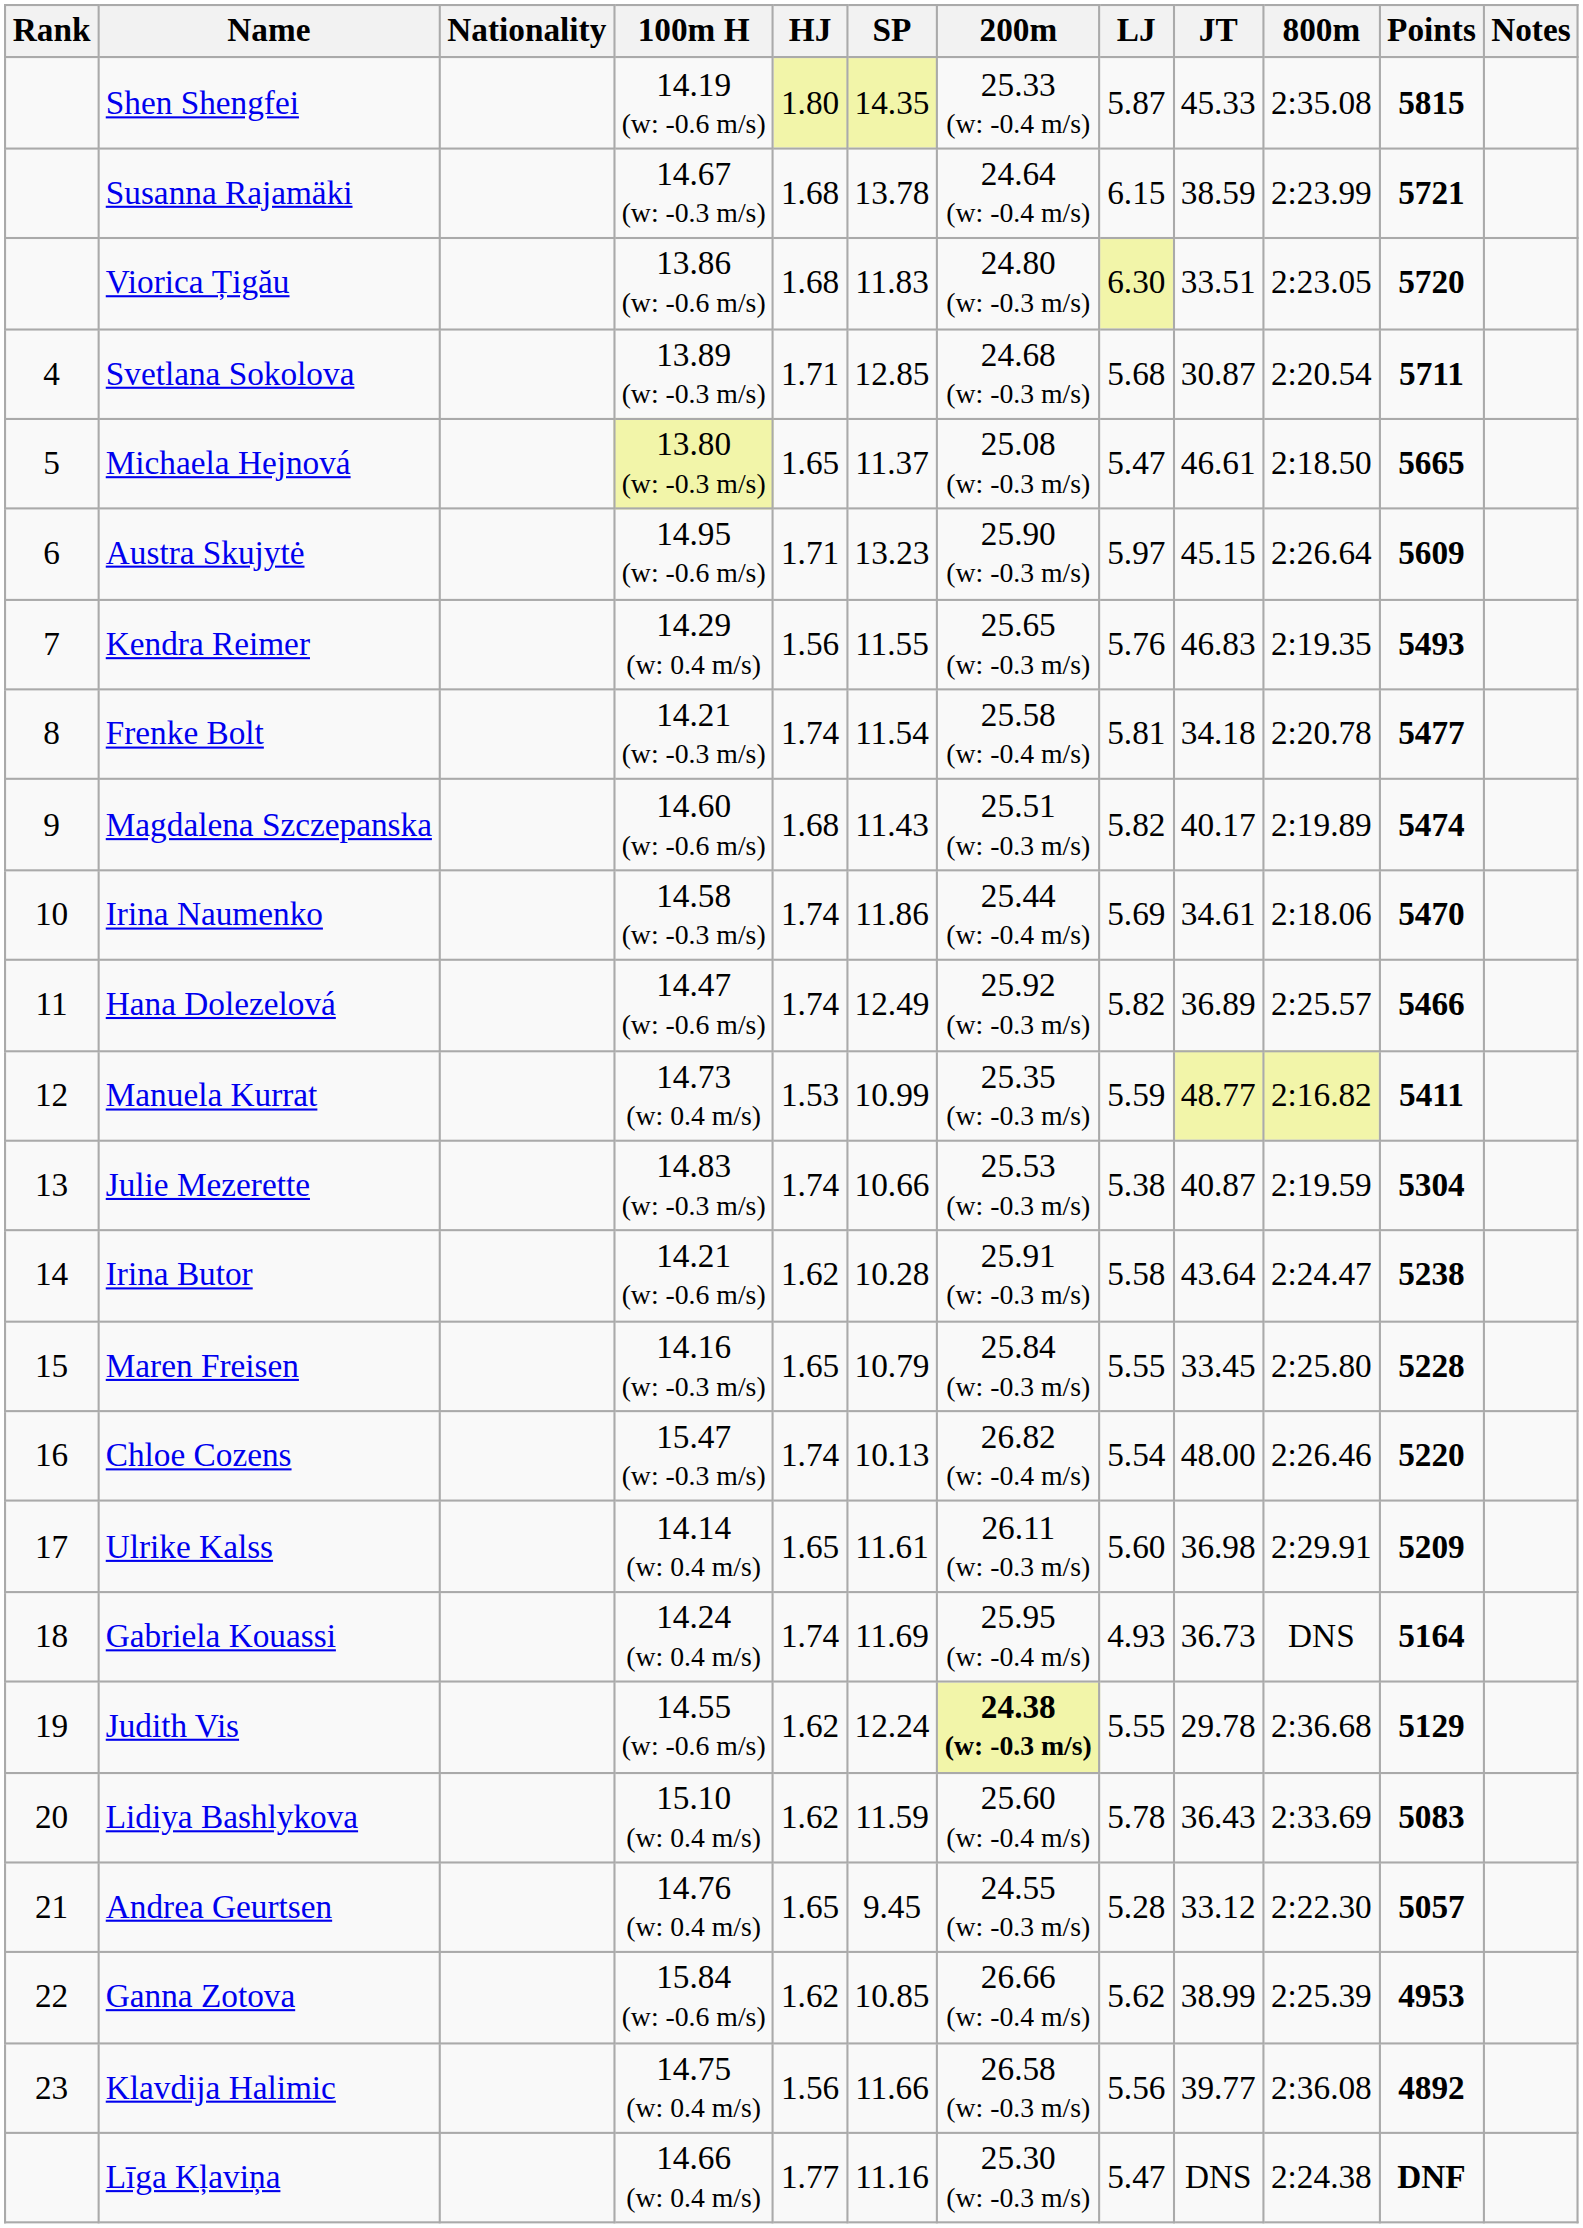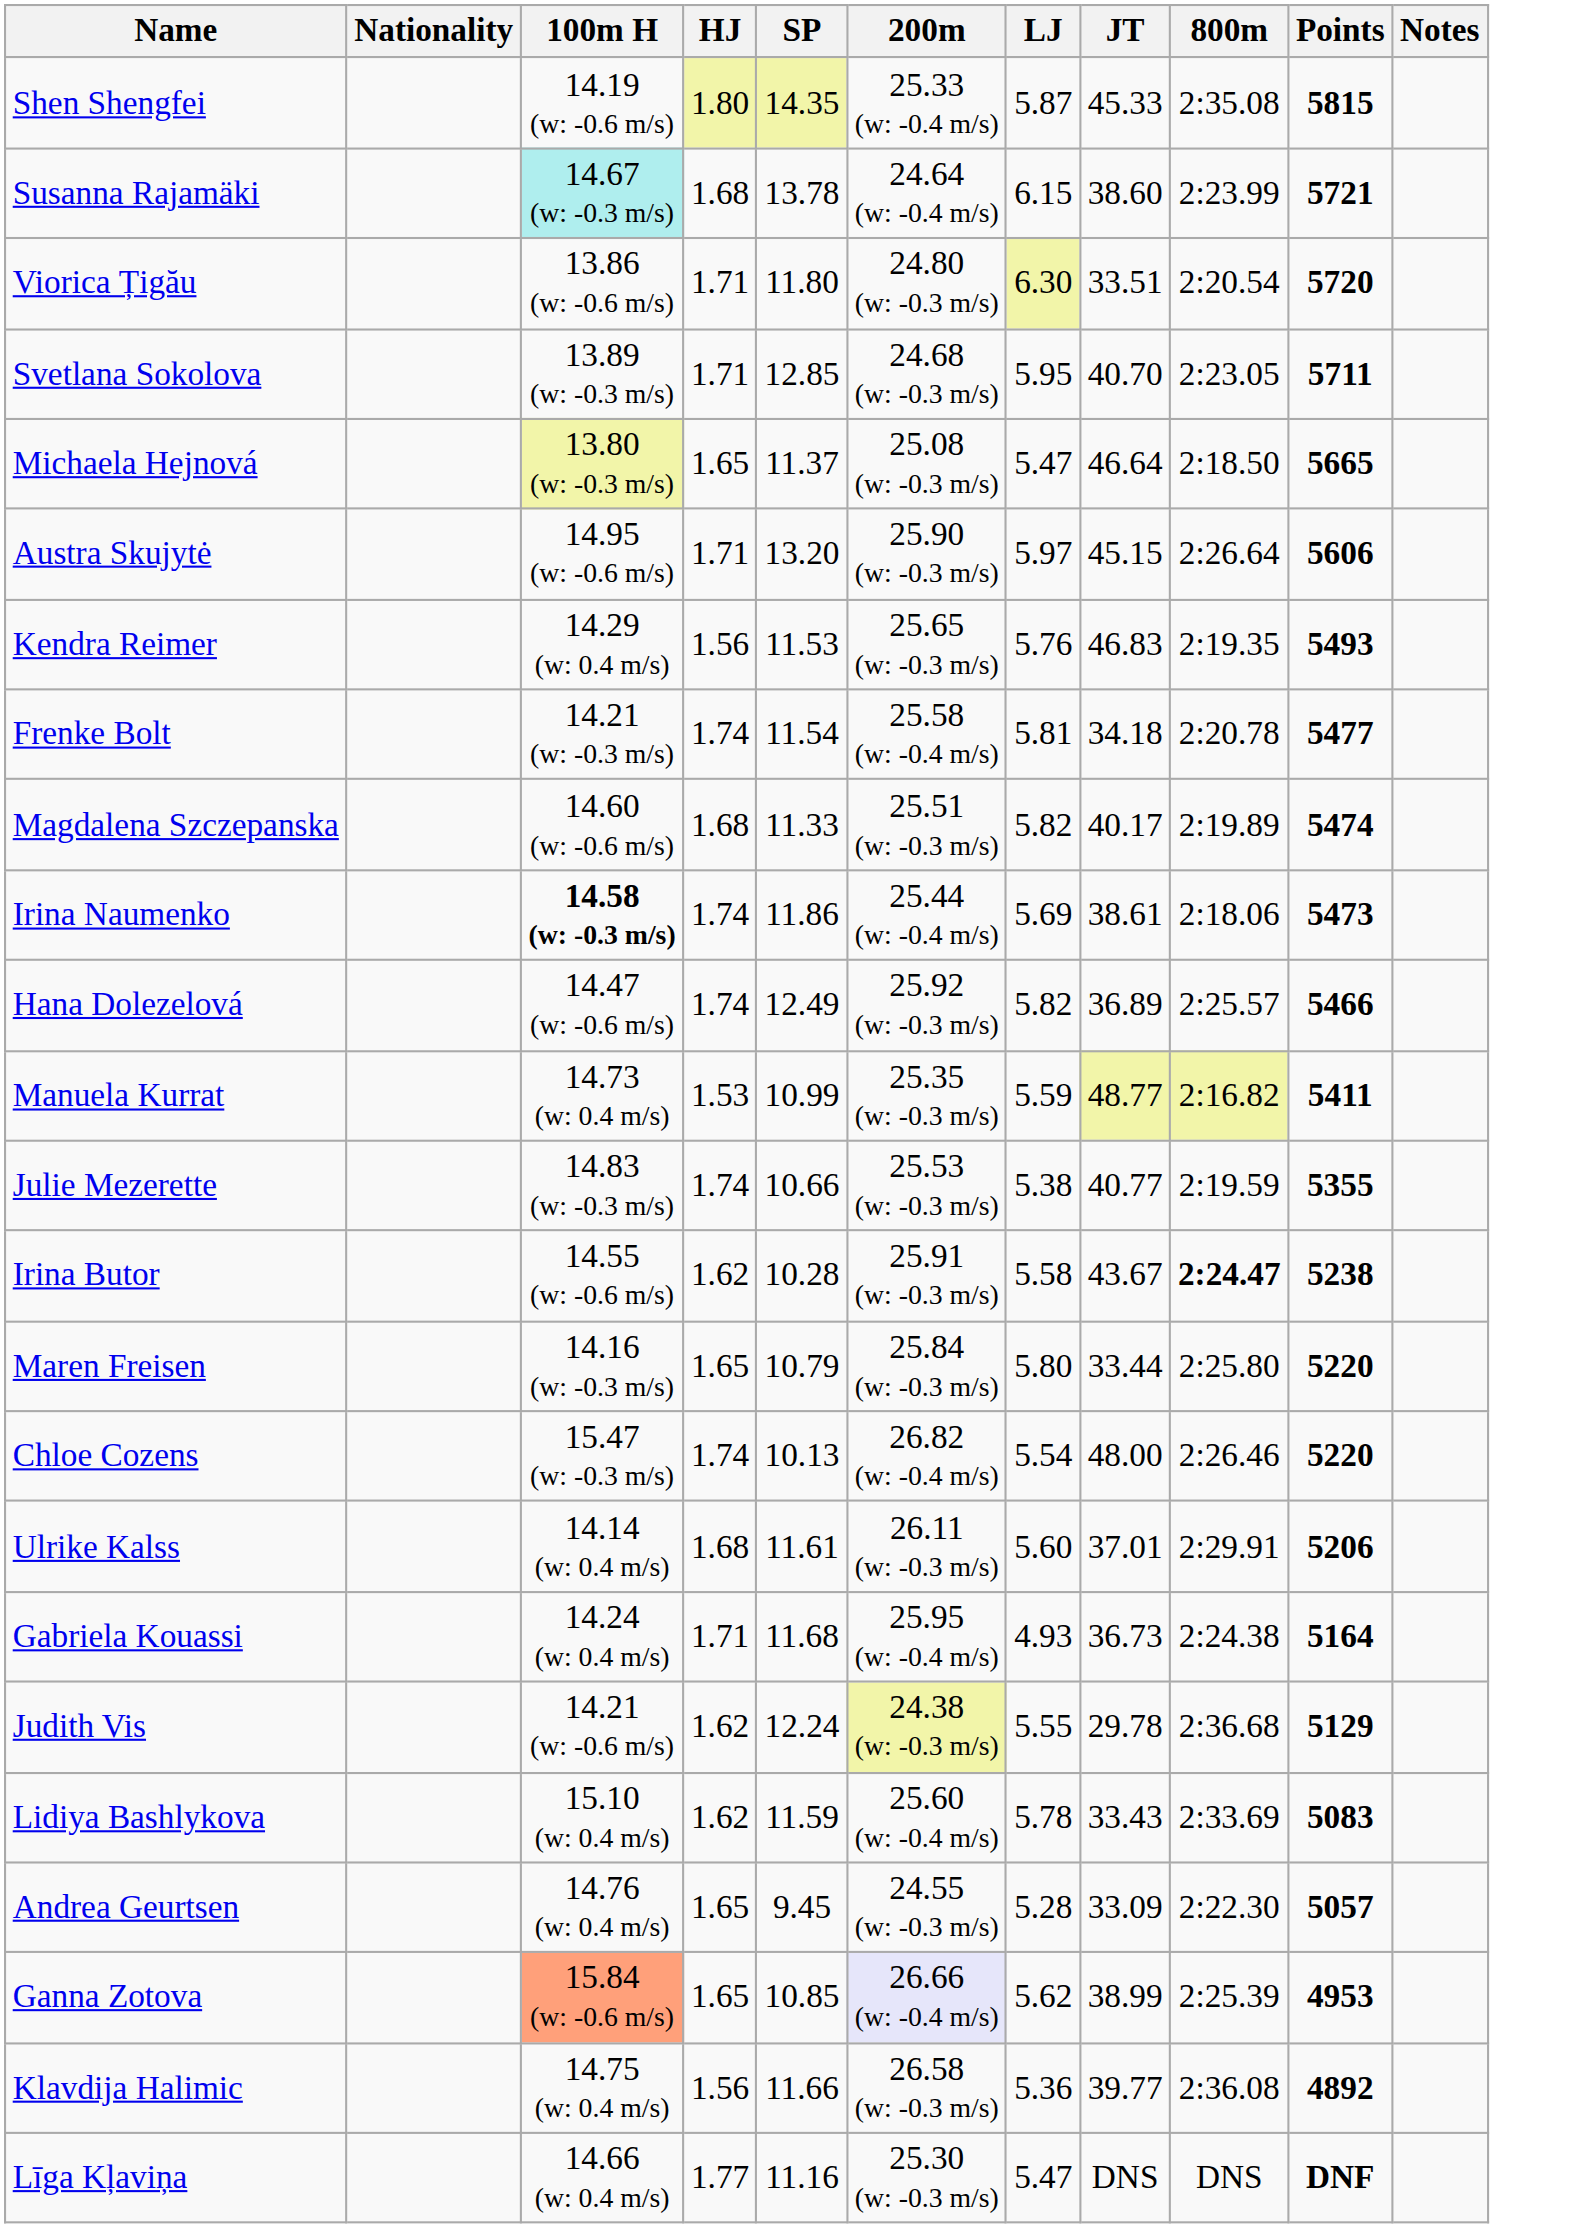- column: (52, 30)
(694, 192) no background -> (602, 192) paleturquoise background
(1218, 192) 38.59 -> (1125, 192) 38.60
(810, 282) 1.68 -> (720, 282) 1.71
(892, 282) 11.83 -> (802, 282) 11.80
(1321, 282) 2:23.05 -> (1229, 282) 2:20.54
(1136, 373) 5.68 -> (1043, 373) 5.95
(1218, 373) 30.87 -> (1125, 373) 40.70
(1321, 373) 2:20.54 -> (1229, 373) 2:23.05
(1218, 463) 46.61 -> (1125, 463) 46.64
(892, 553) 13.23 -> (802, 553) 13.20
(1431, 553) 5609 -> (1340, 553) 5606
(892, 643) 11.55 -> (802, 643) 11.53
(892, 824) 11.43 -> (802, 824) 11.33
(694, 914) normal -> (602, 914) bold
(1218, 914) 34.61 -> (1125, 914) 38.61
(1431, 914) 5470 -> (1340, 914) 5473
(1218, 1185) 40.87 -> (1125, 1185) 40.77
(1431, 1185) 5304 -> (1340, 1185) 5355
(694, 1275) 14.21 (w: -0.6 m/s) -> (602, 1275) 14.55 (w: -0.6 m/s)
(1218, 1275) 43.64 -> (1125, 1275) 43.67
(1321, 1275) normal -> (1229, 1275) bold
(1136, 1365) 5.55 -> (1043, 1365) 5.80
(1218, 1365) 33.45 -> (1125, 1365) 33.44
(1431, 1365) 5228 -> (1340, 1365) 5220
(810, 1545) 1.65 -> (720, 1545) 1.68
(1218, 1545) 36.98 -> (1125, 1545) 37.01
(1431, 1545) 5209 -> (1340, 1545) 5206
(810, 1636) 1.74 -> (720, 1636) 1.71
(892, 1636) 11.69 -> (802, 1636) 11.68
(1321, 1636) DNS -> (1229, 1636) 2:24.38
(694, 1726) 14.55 (w: -0.6 m/s) -> (602, 1726) 14.21 (w: -0.6 m/s)
(1018, 1726) bold -> (927, 1726) normal
(1218, 1816) 36.43 -> (1125, 1816) 33.43
(1218, 1906) 33.12 -> (1125, 1906) 33.09
(694, 1997) no background -> (602, 1997) lightsalmon background
(810, 1997) 1.62 -> (720, 1997) 1.65
(1018, 1997) no background -> (927, 1997) lavender background
(1136, 2087) 5.56 -> (1043, 2087) 5.36
(1321, 2177) 2:24.38 -> (1229, 2177) DNS
